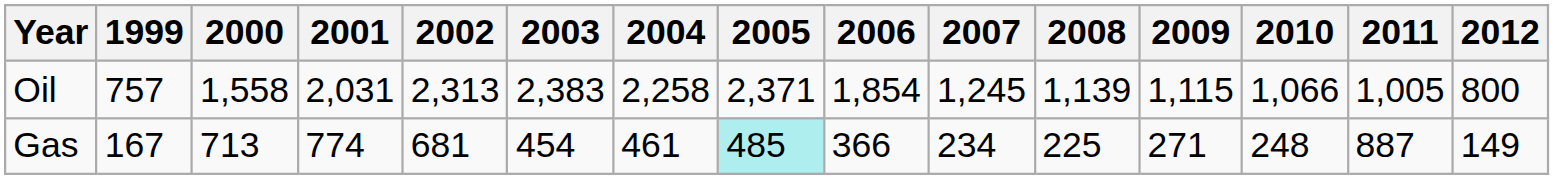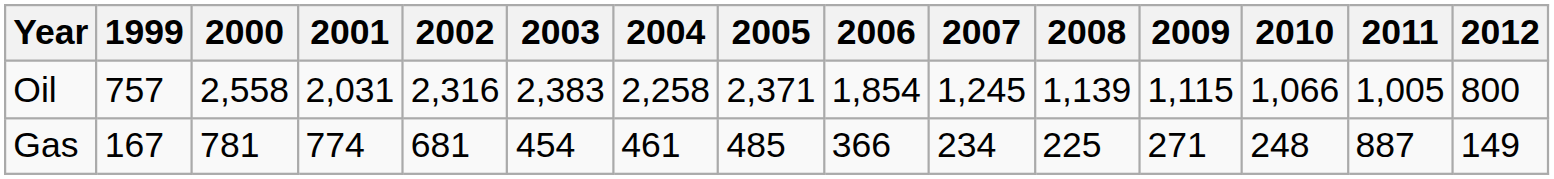(245, 88) 1,558 -> (245, 88) 2,558
(455, 88) 2,313 -> (455, 88) 2,316
(230, 145) 713 -> (230, 145) 781
(756, 145) paleturquoise background -> (756, 145) no background
